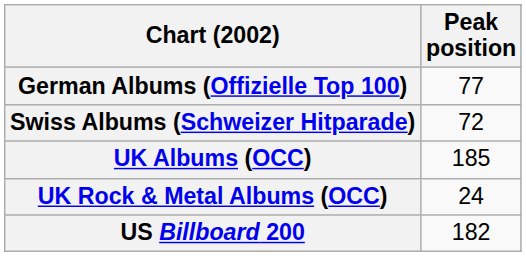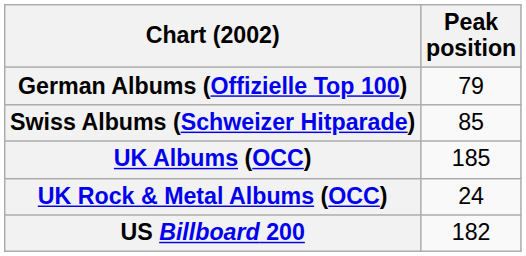(471, 85) 77 -> (471, 85) 79
(471, 122) 72 -> (471, 122) 85
